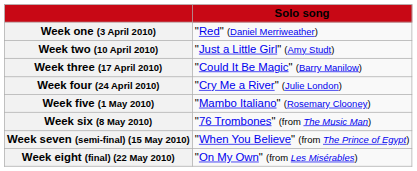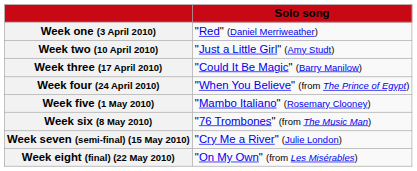(268, 85) "Cry Me a River" (Julie London) -> (302, 85) "When You Believe" (from The Prince of Egypt)
(302, 139) "When You Believe" (from The Prince of Egypt) -> (268, 139) "Cry Me a River" (Julie London)
